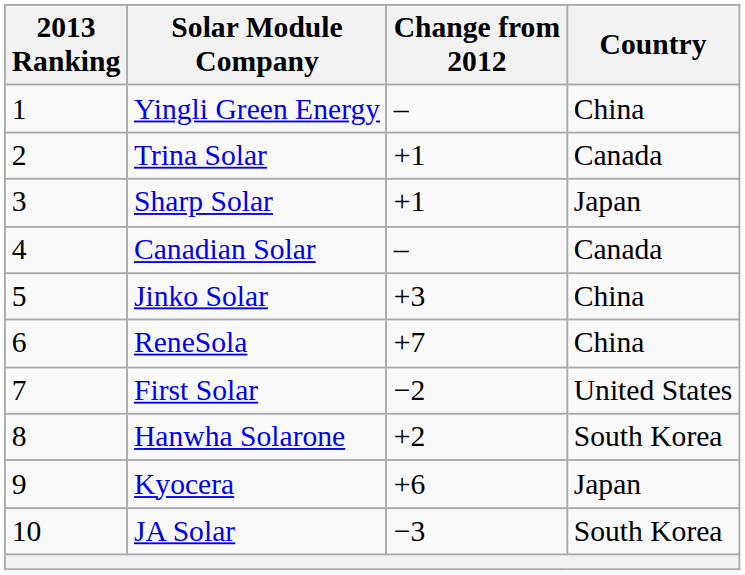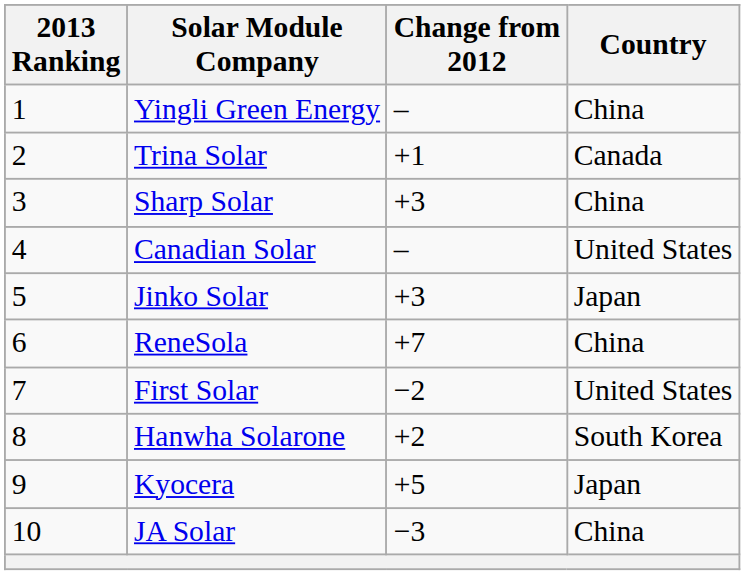(409, 202) +1 -> (409, 202) +3
(607, 202) Japan -> (609, 202) China
(618, 249) Canada -> (653, 249) United States
(609, 295) China -> (607, 295) Japan
(409, 483) +6 -> (409, 483) +5
(648, 530) South Korea -> (609, 530) China
